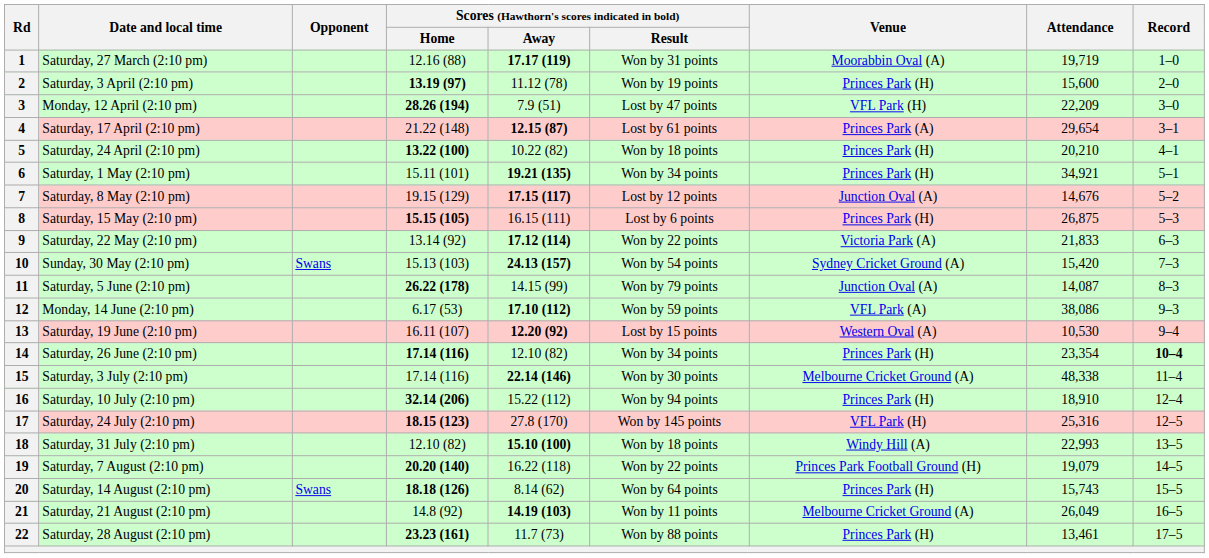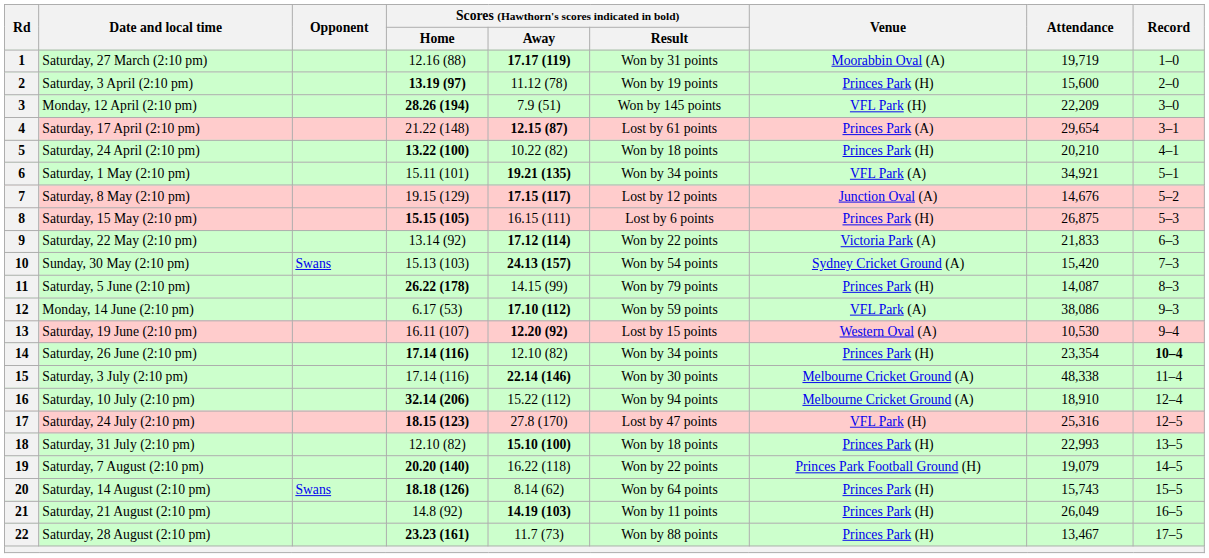(669, 106) Lost by 47 points -> (669, 106) Won by 145 points
(888, 174) Princes Park (H) -> (888, 174) VFL Park (A)
(888, 286) Junction Oval (A) -> (888, 286) Princes Park (H)
(888, 399) Princes Park (H) -> (888, 399) Melbourne Cricket Ground (A)
(669, 422) Won by 145 points -> (669, 422) Lost by 47 points
(888, 444) Windy Hill (A) -> (888, 444) Princes Park (H)
(888, 512) Melbourne Cricket Ground (A) -> (888, 512) Princes Park (H)
(1080, 535) 13,461 -> (1080, 535) 13,467
